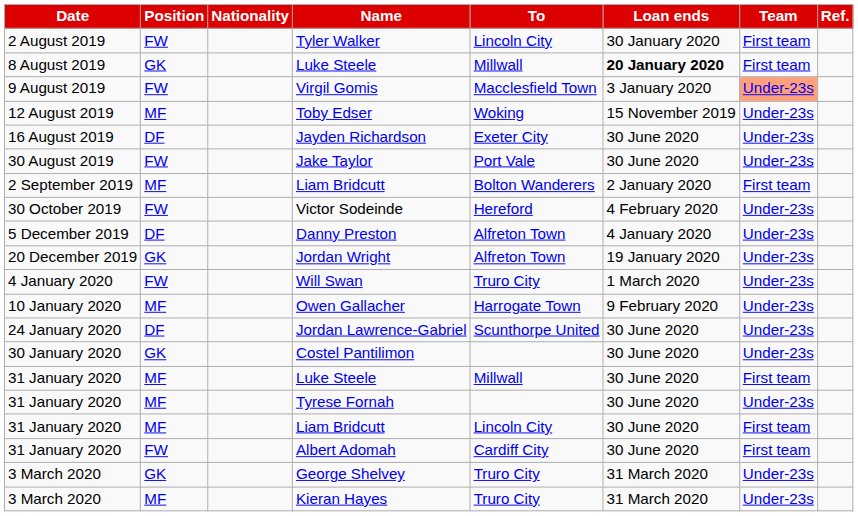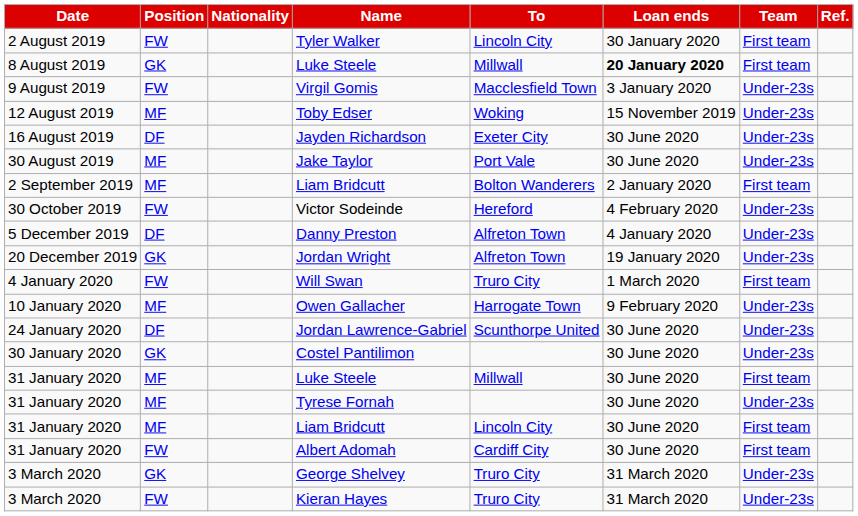(778, 88) lightsalmon background -> (778, 88) no background
(156, 161) FW -> (155, 161) MF
(778, 281) Under-23s -> (777, 281) First team
(155, 498) MF -> (156, 498) FW
